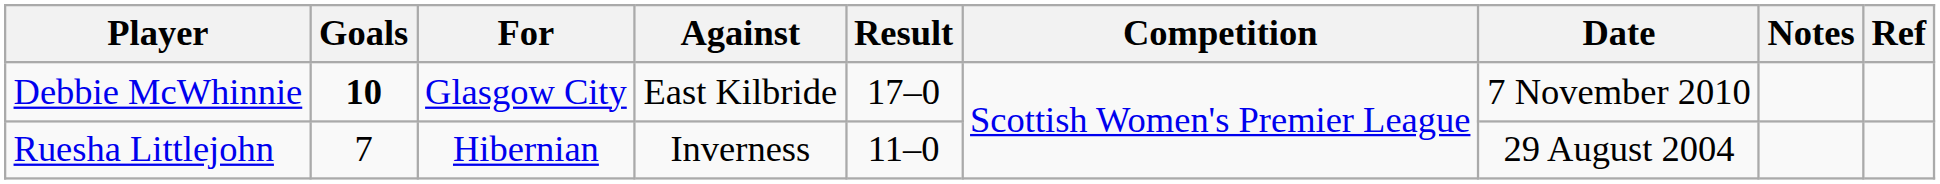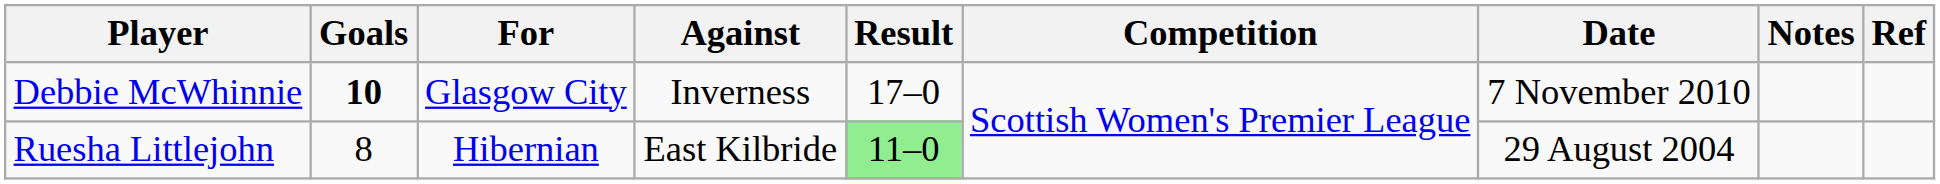(740, 91) East Kilbride -> (740, 91) Inverness
(364, 149) 7 -> (364, 149) 8
(740, 149) Inverness -> (740, 149) East Kilbride
(904, 149) no background -> (904, 149) lightgreen background
